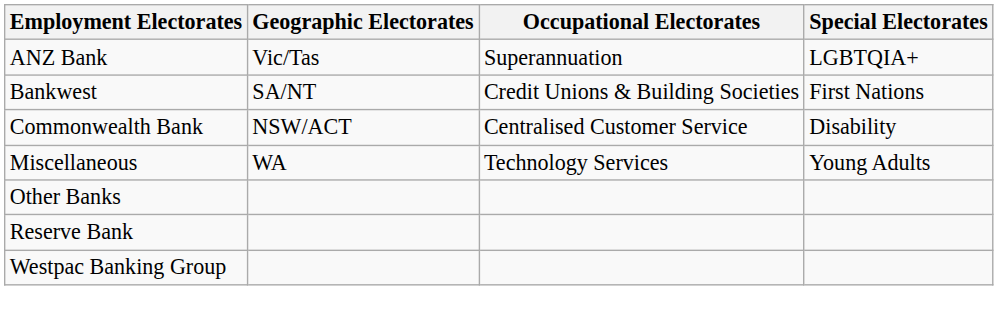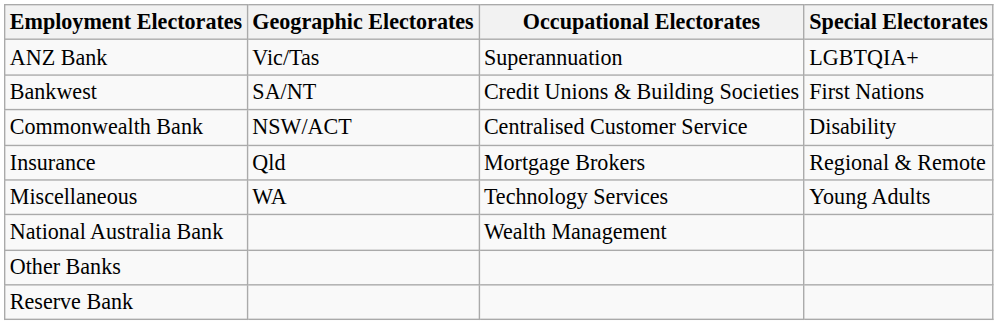+ row: (53, 162)
+ row: (116, 232)
- row: (118, 267)
